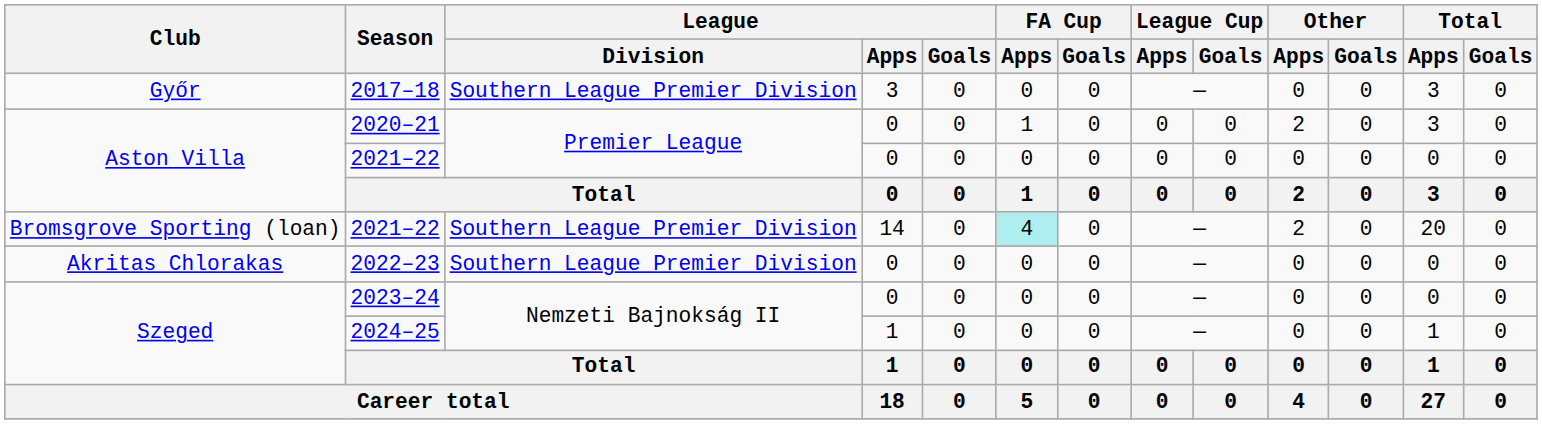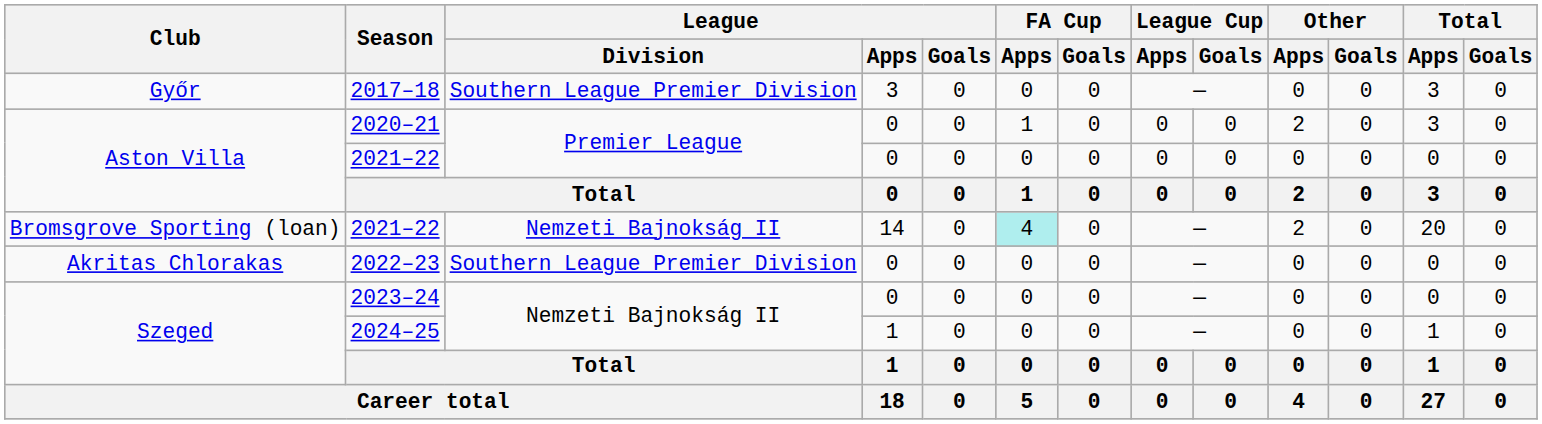(653, 229) Southern League Premier Division -> (653, 229) Nemzeti Bajnokság II
